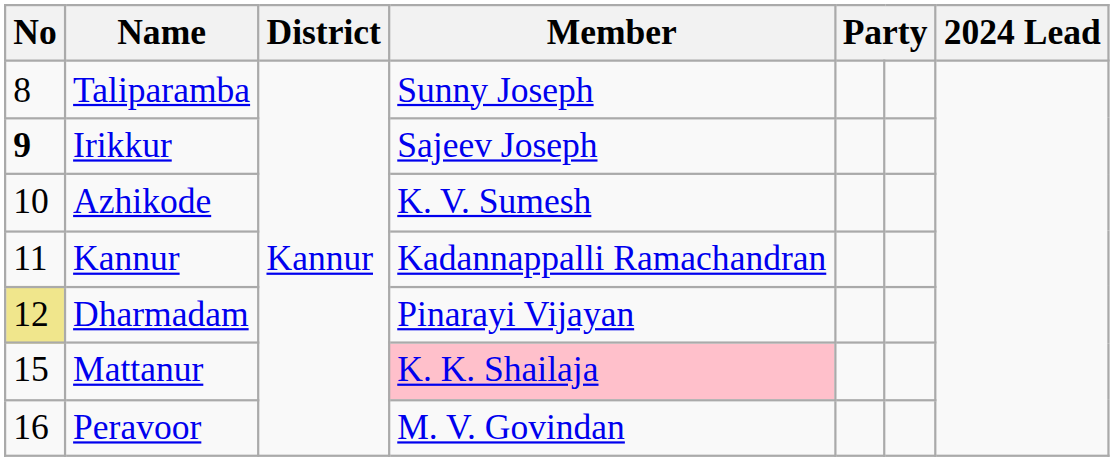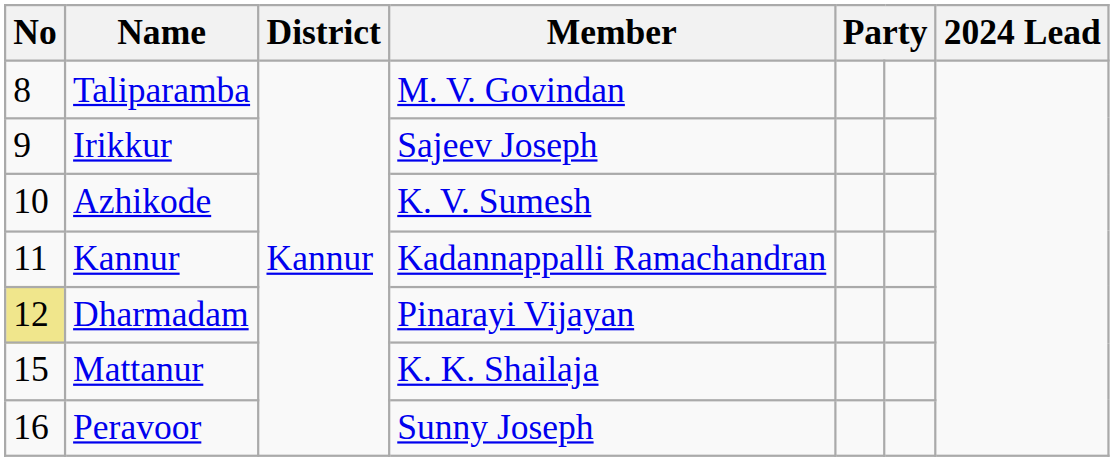(495, 88) Sunny Joseph -> (511, 88) M. V. Govindan
(22, 145) bold -> (22, 145) normal
(498, 370) pink background -> (498, 370) no background
(511, 426) M. V. Govindan -> (495, 426) Sunny Joseph
